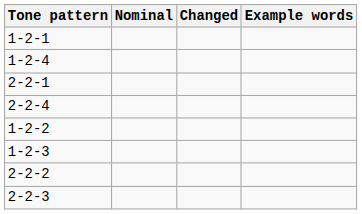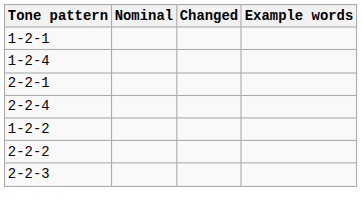- row: (29, 152)
